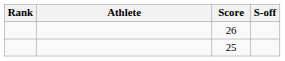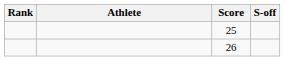rows swapped: (231, 30) <-> (231, 47)
